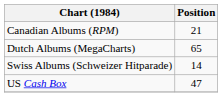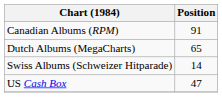(196, 30) 21 -> (196, 30) 91
